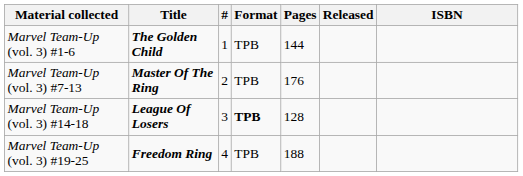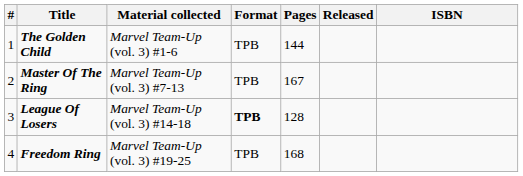columns swapped: (225, 15) <-> (67, 15)
(294, 80) 176 -> (294, 80) 167
(294, 153) 188 -> (294, 153) 168
